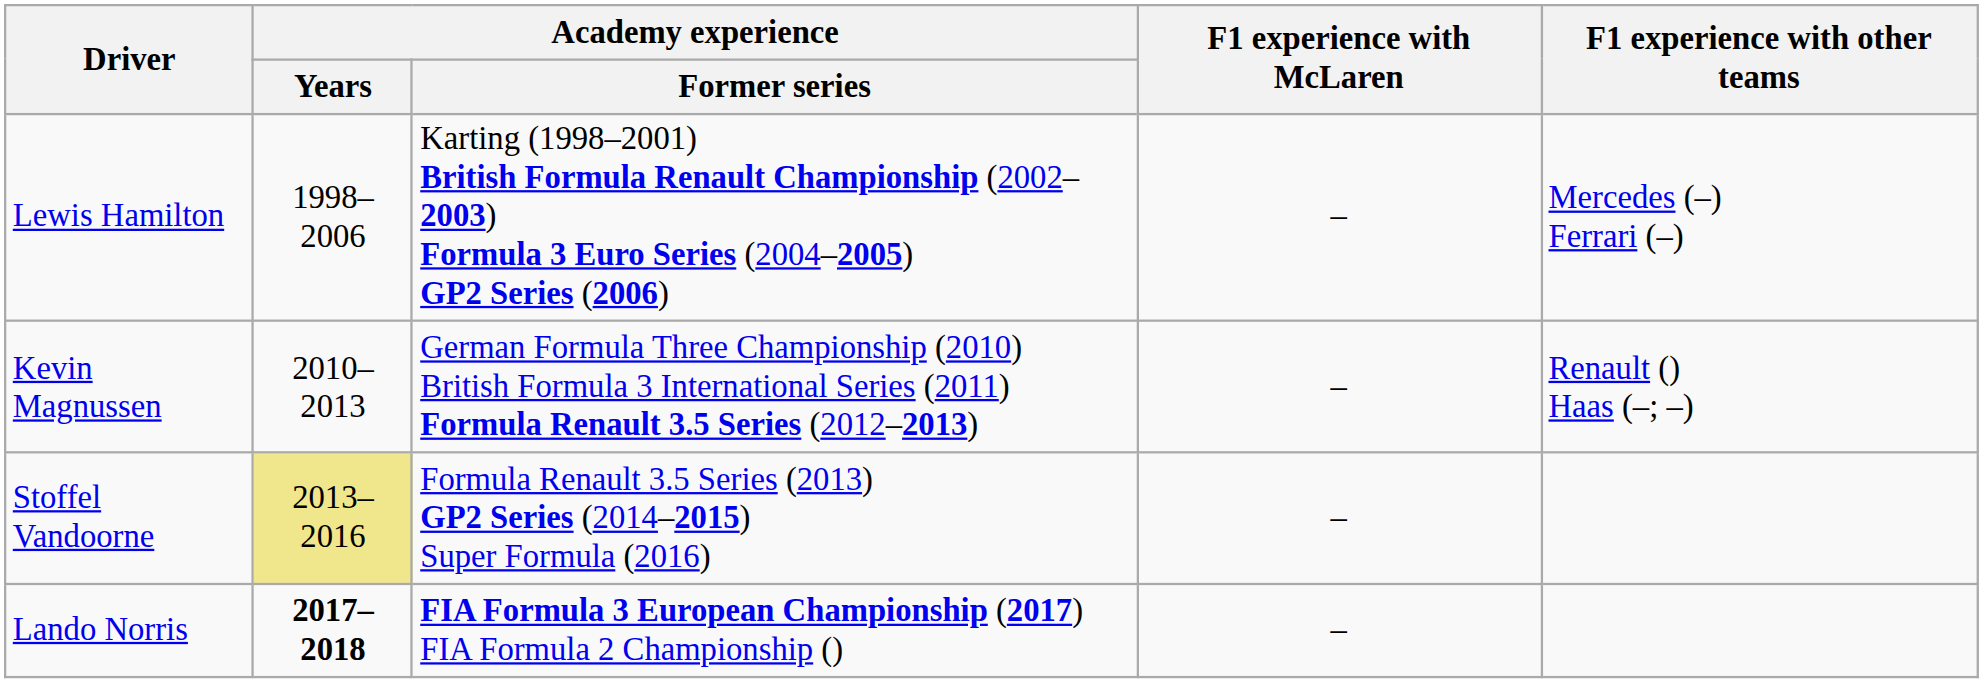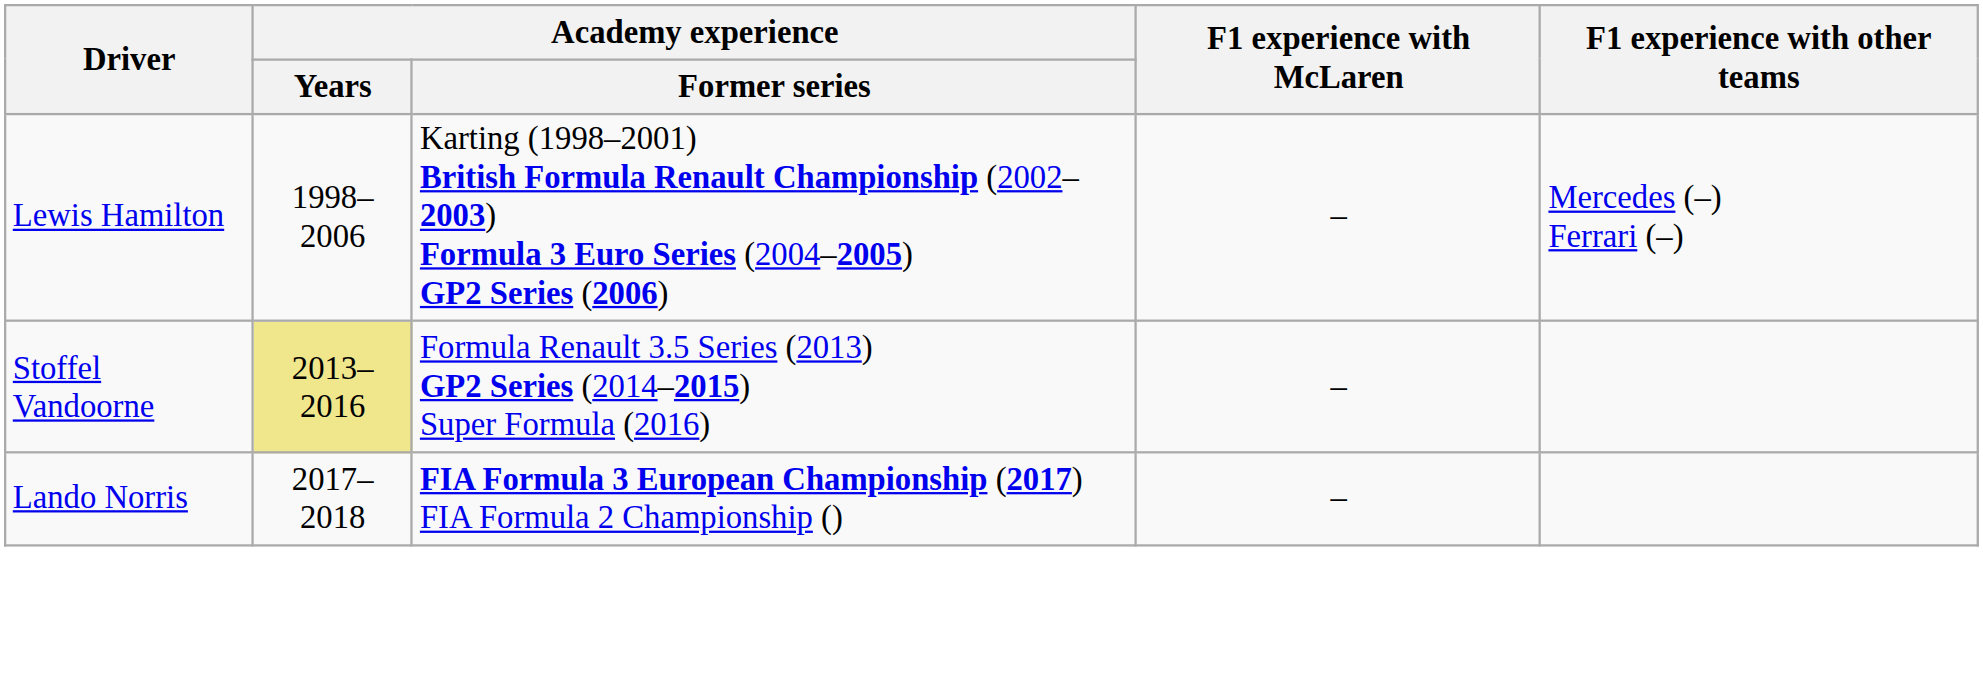- row: (87, 386)
(333, 629) bold -> (333, 498) normal
